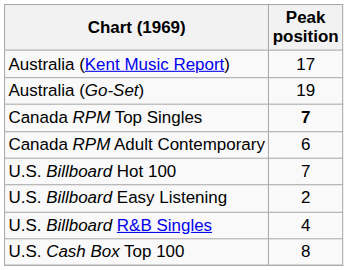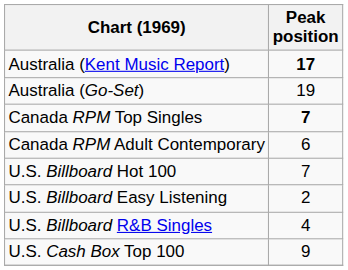(306, 63) normal -> (306, 63) bold
(306, 252) 8 -> (306, 252) 9
